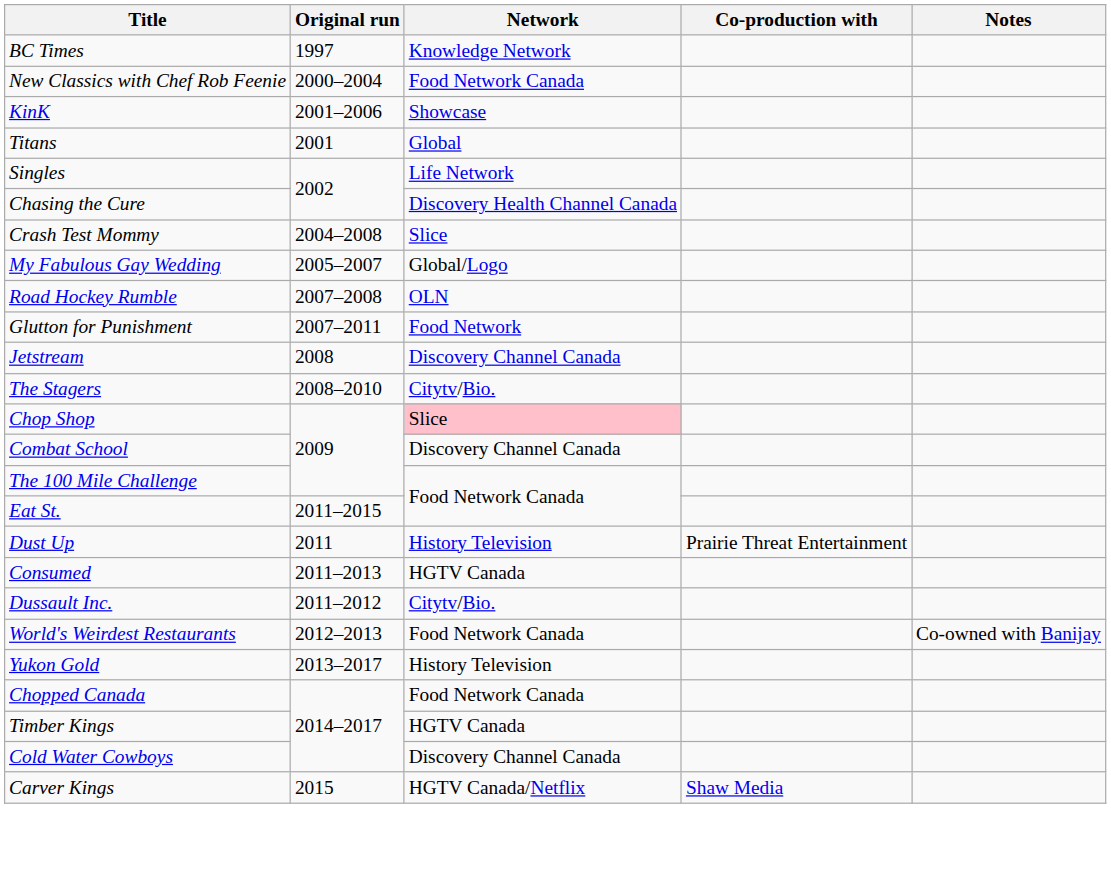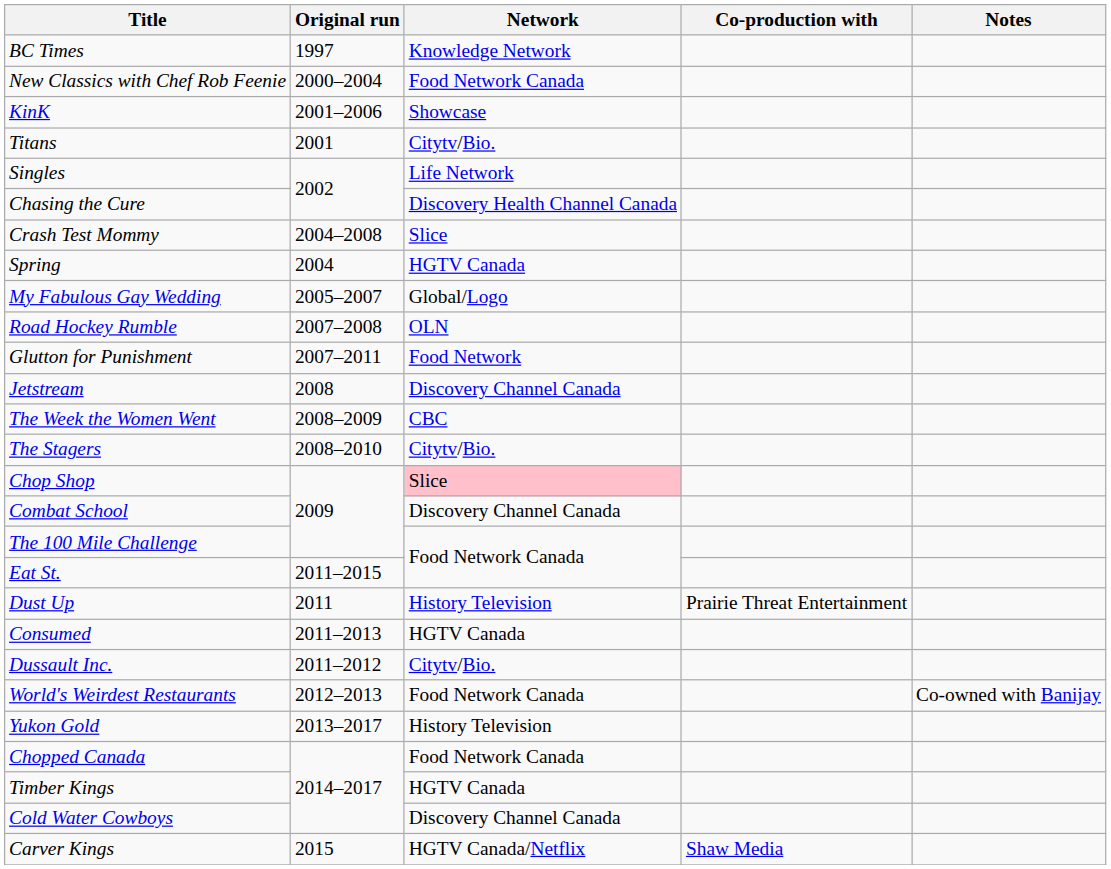(435, 142) Global -> (452, 142) Citytv/Bio.
+ row: (35, 265)
+ row: (112, 419)
